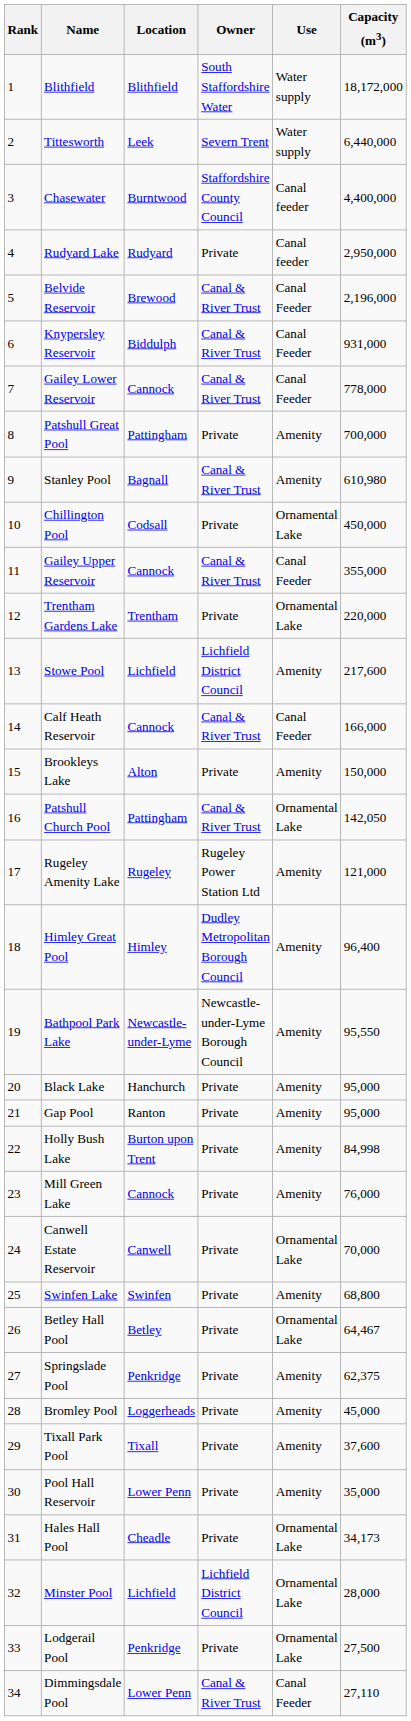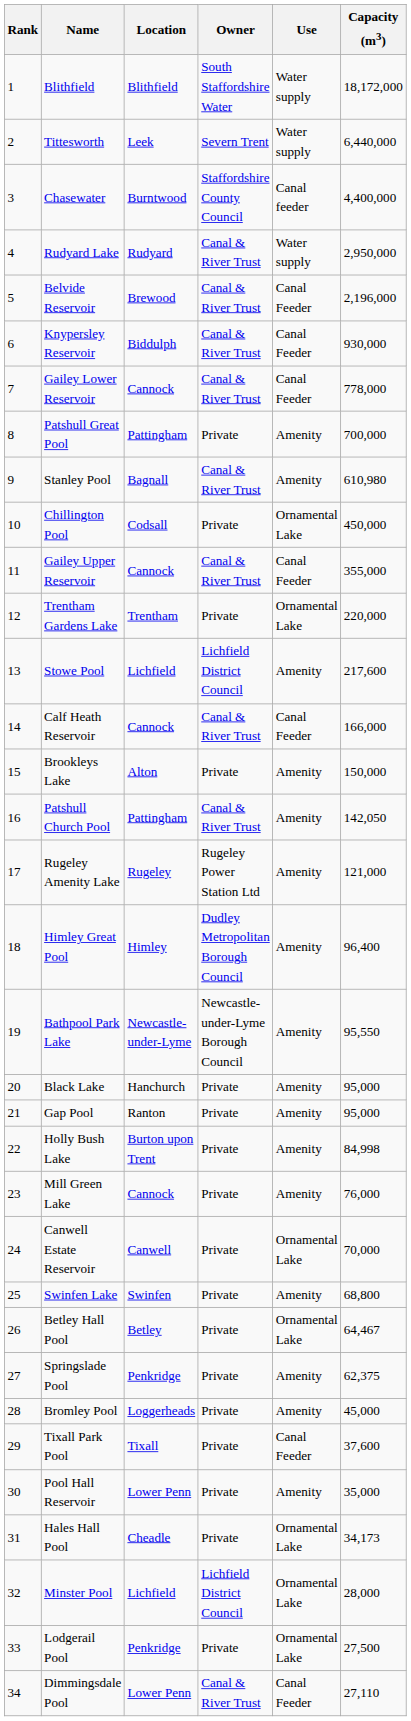(220, 252) Private -> (231, 252) Canal & River Trust
(292, 252) Canal feeder -> (293, 252) Water supply
(365, 343) 931,000 -> (365, 343) 930,000
(307, 817) Ornamental Lake -> (299, 817) Amenity
(299, 1446) Amenity -> (294, 1446) Canal Feeder
